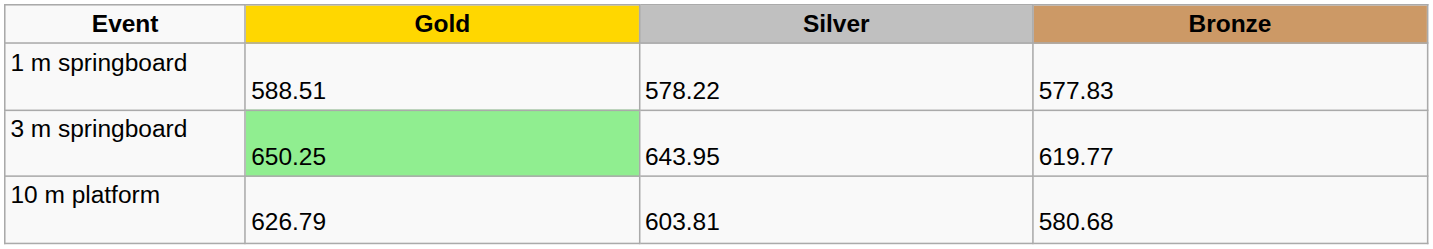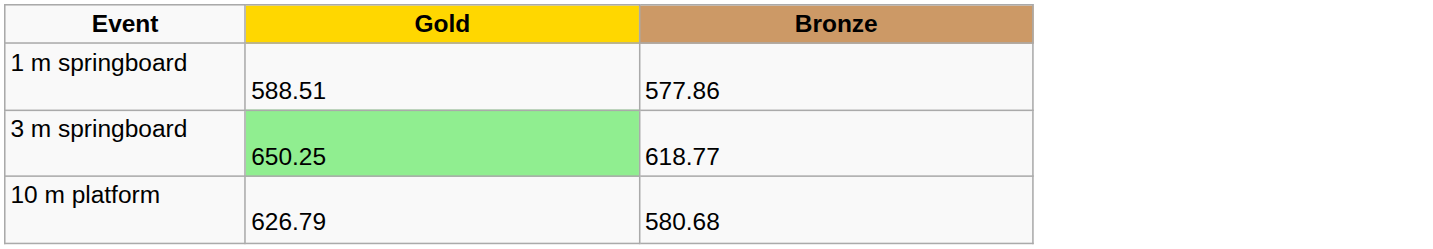- column: (836, 23)
(1076, 90) 577.83 -> (682, 90) 577.86
(1076, 156) 619.77 -> (682, 156) 618.77
